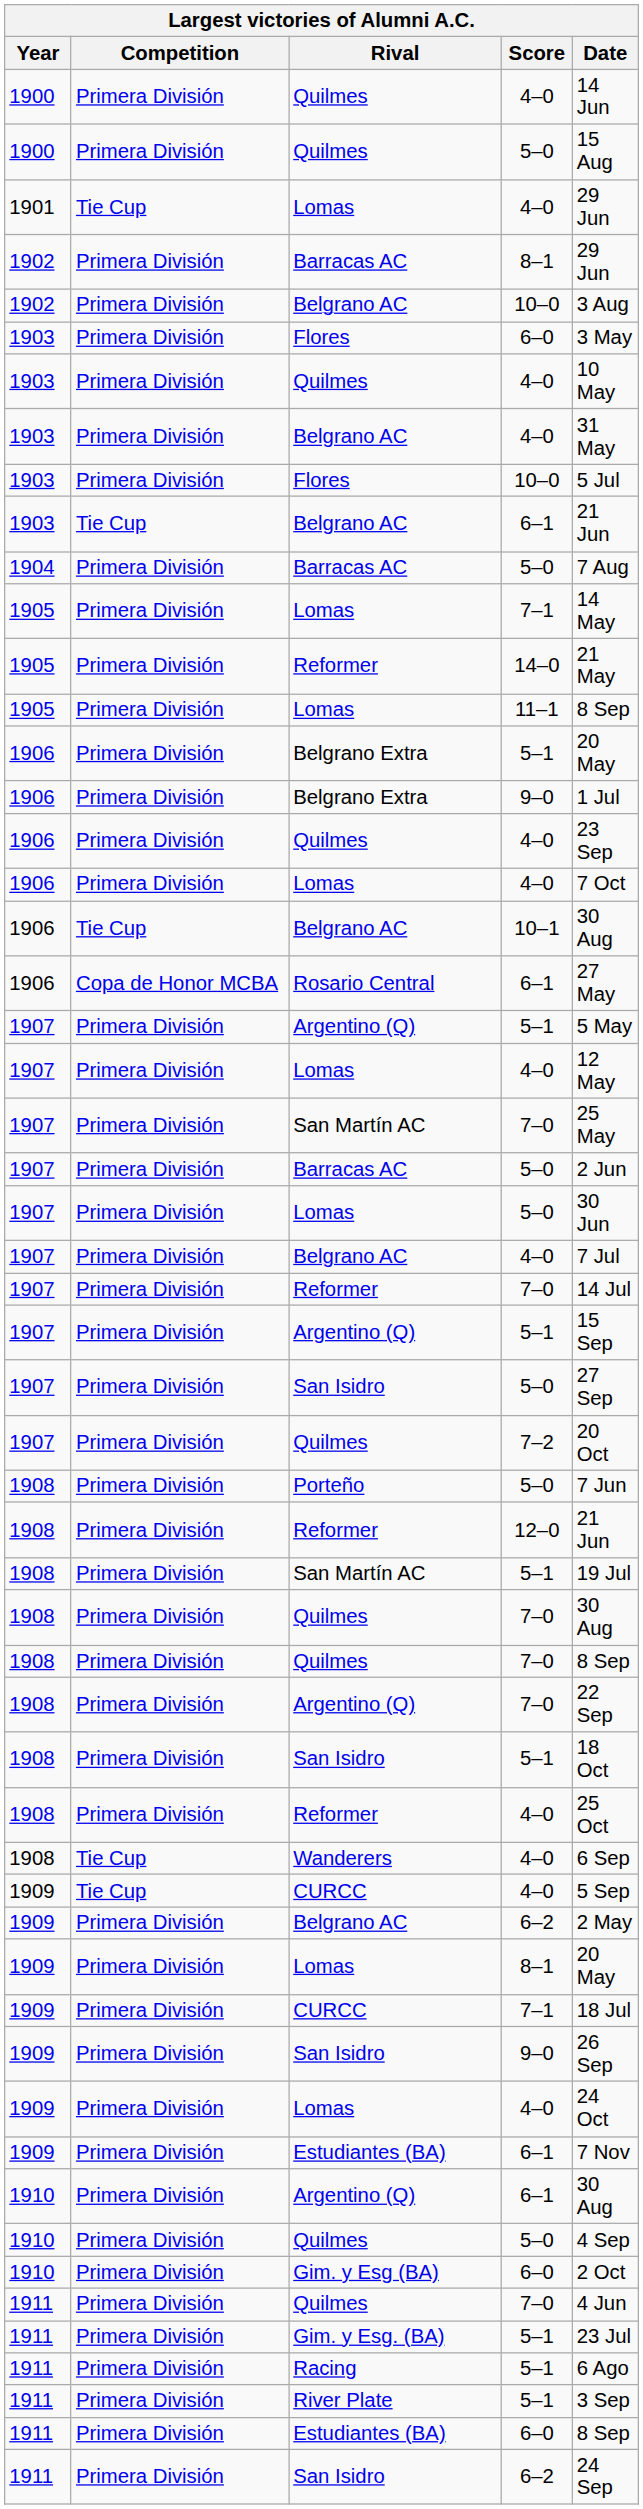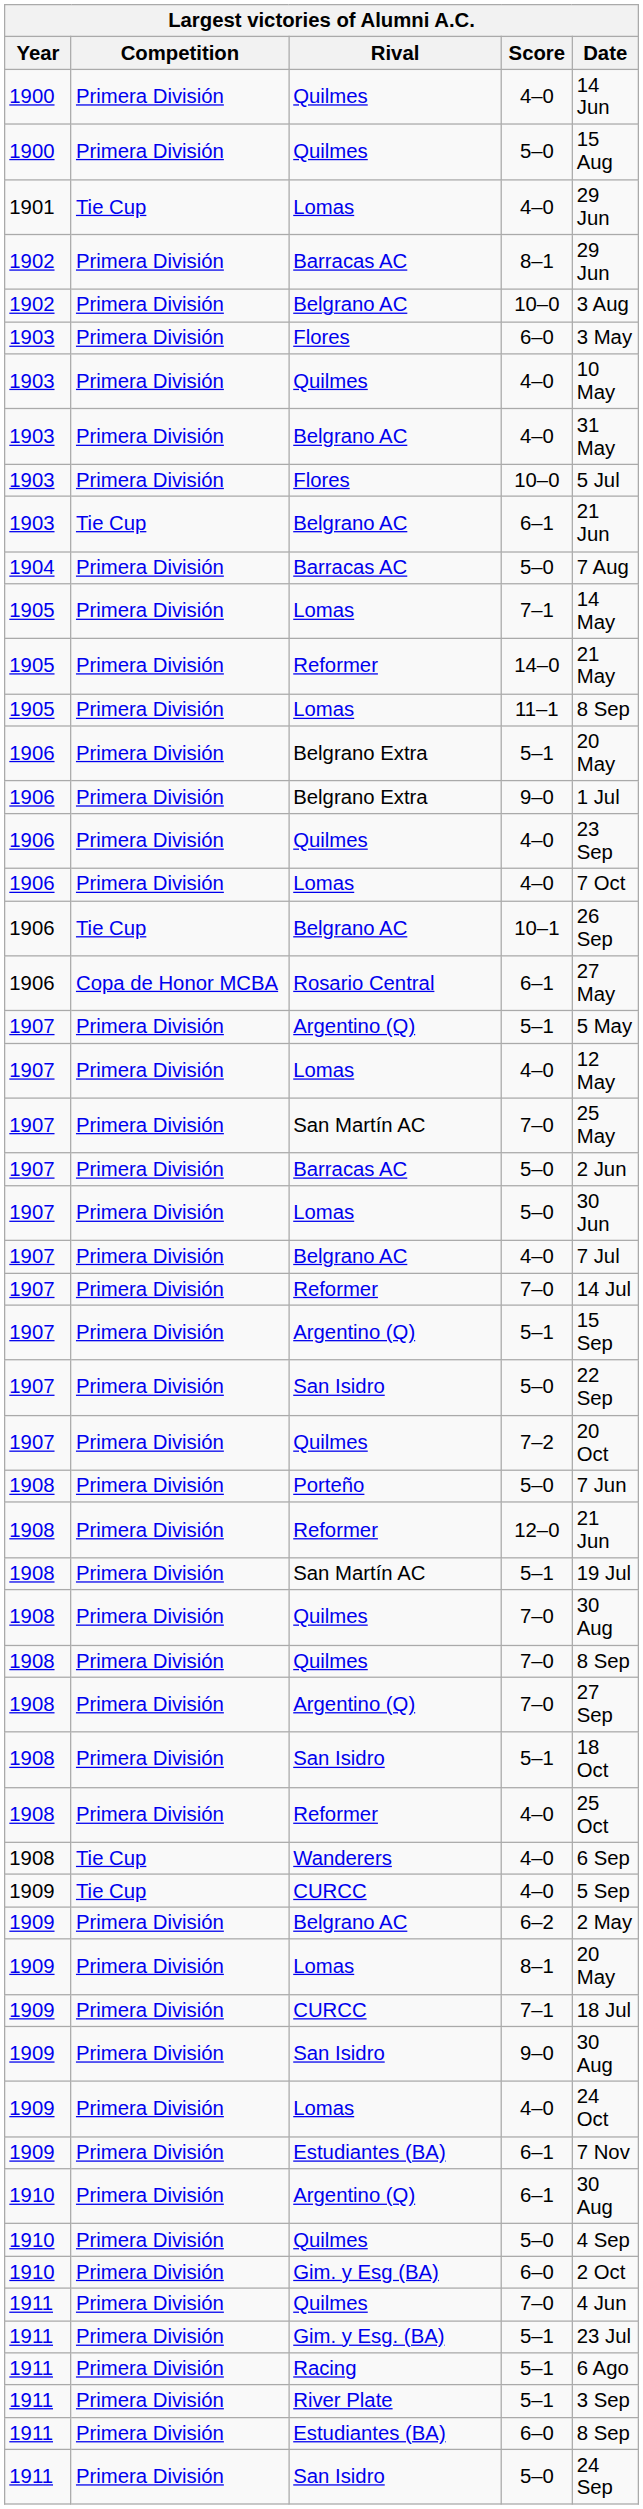(595, 928) 30 Aug -> (595, 928) 26 Sep
(595, 1387) 27 Sep -> (595, 1387) 22 Sep
(595, 1704) 22 Sep -> (595, 1704) 27 Sep
(595, 2053) 26 Sep -> (595, 2053) 30 Aug
(537, 2476) 6–2 -> (537, 2476) 5–0
